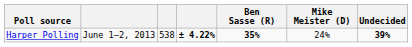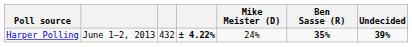columns swapped: (252, 16) <-> (322, 16)
(167, 35) 538 -> (167, 35) 432
